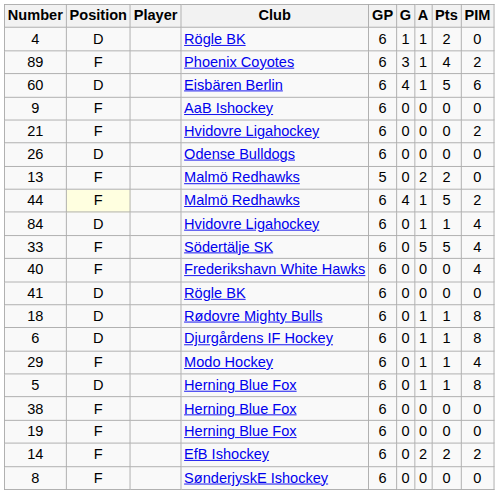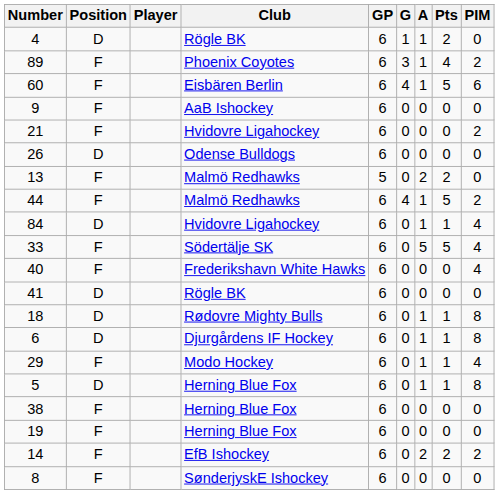(98, 85) D -> (98, 85) F
(98, 200) lightyellow background -> (98, 200) no background
